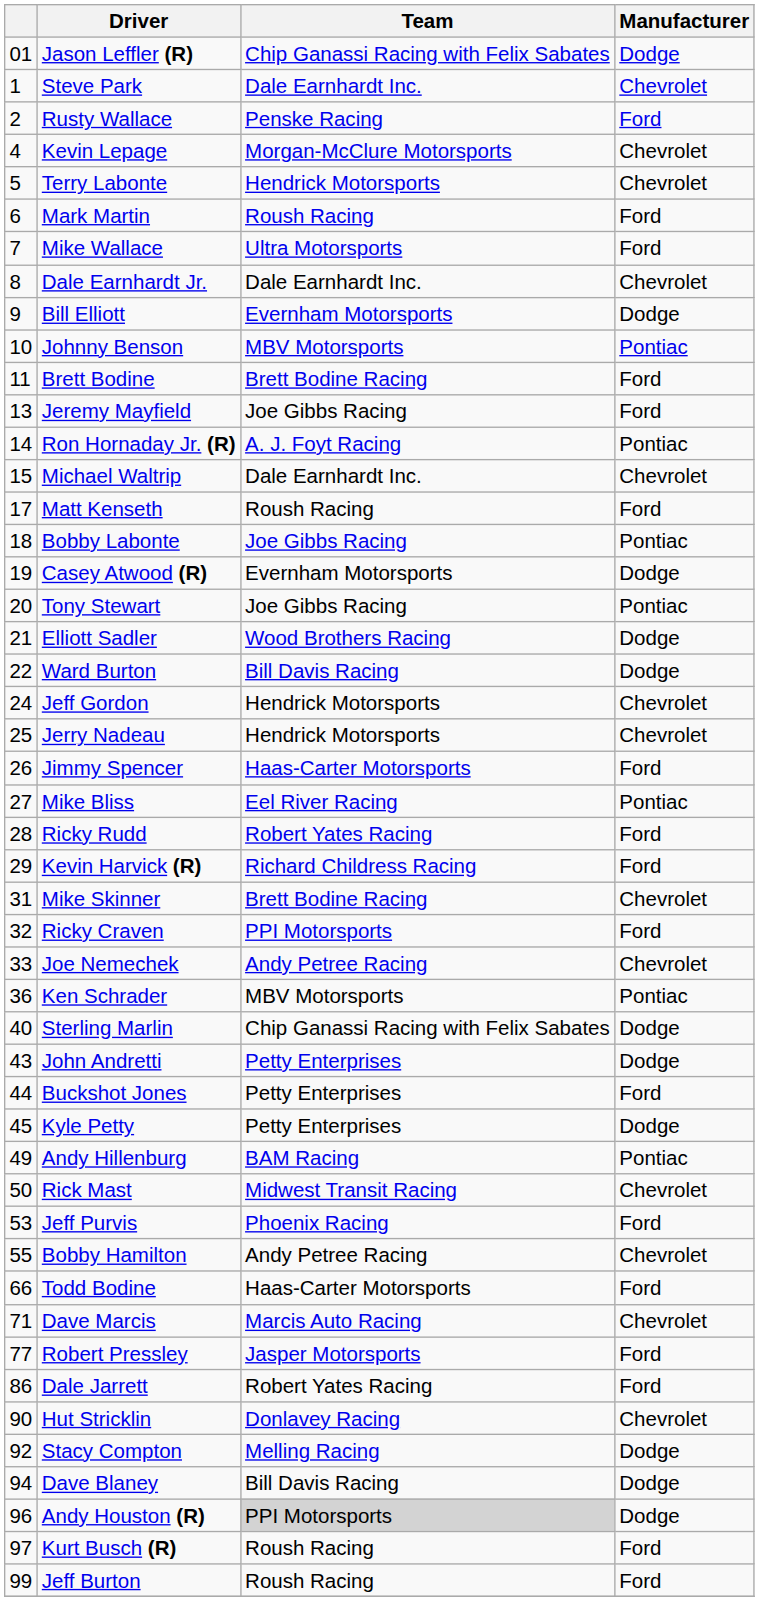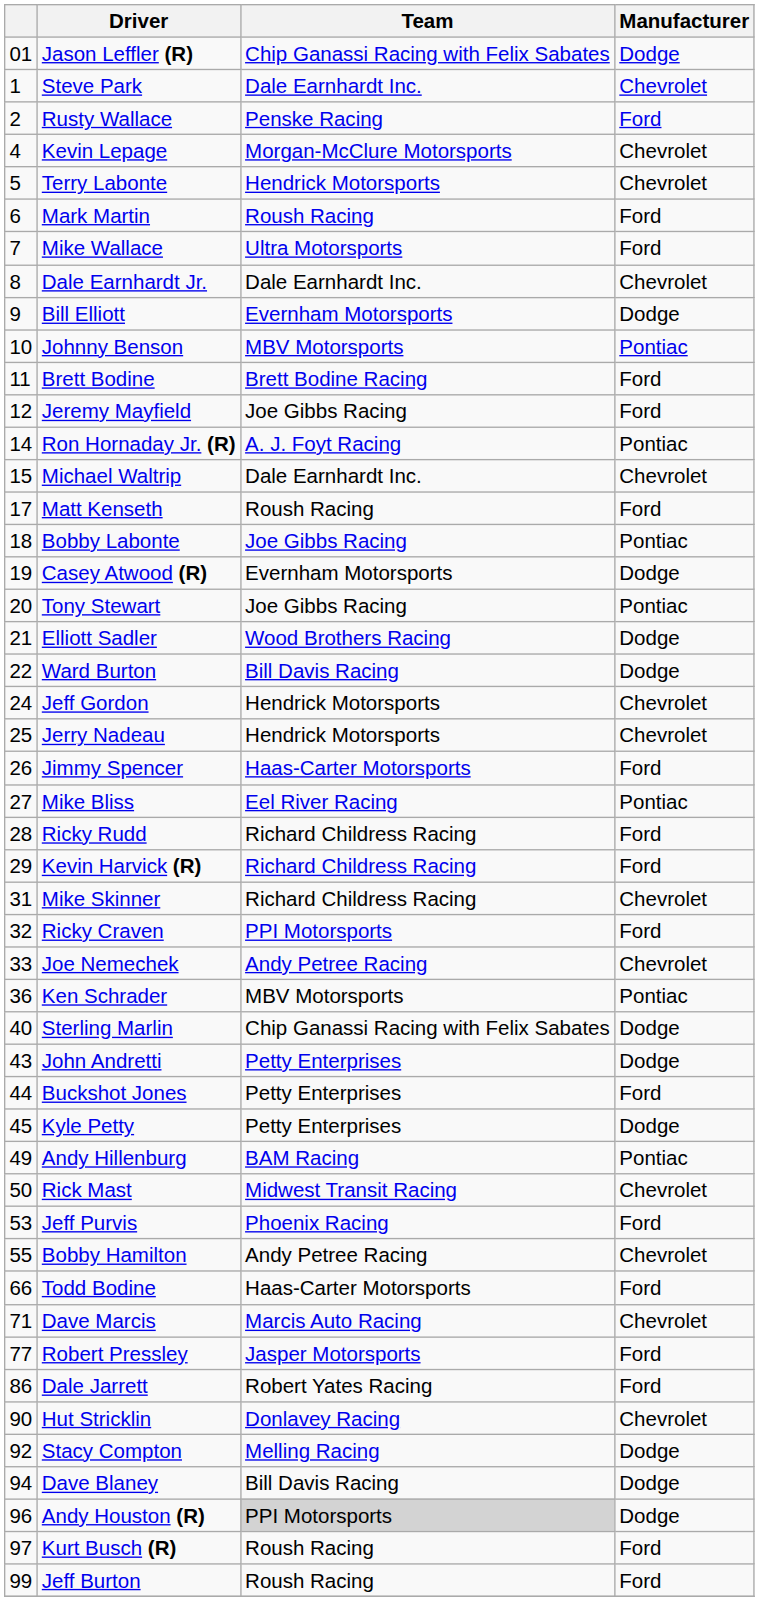(21, 411) 13 -> (21, 411) 12
(339, 833) Robert Yates Racing -> (361, 833) Richard Childress Racing
(336, 898) Brett Bodine Racing -> (361, 898) Richard Childress Racing
